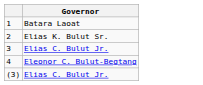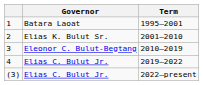+ column: (169, 11)
(66, 49) Elias C. Bulut Jr. -> (80, 49) Eleonor C. Bulut-Begtang
(80, 62) Eleonor C. Bulut-Begtang -> (66, 62) Elias C. Bulut Jr.
